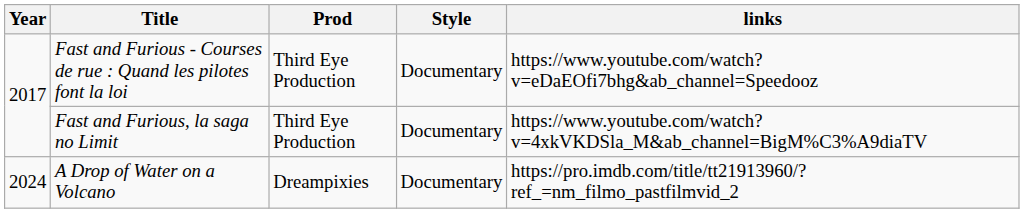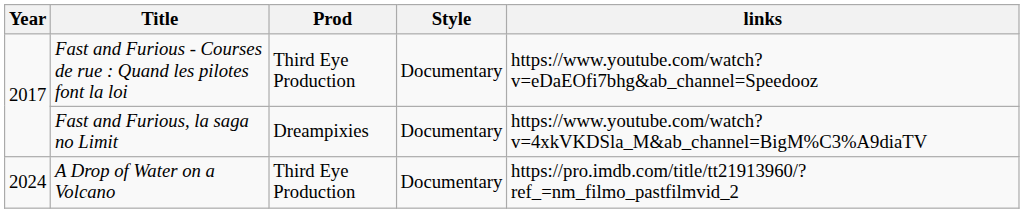(314, 131) Third Eye Production -> (321, 131) Dreampixies
(321, 182) Dreampixies -> (314, 182) Third Eye Production
